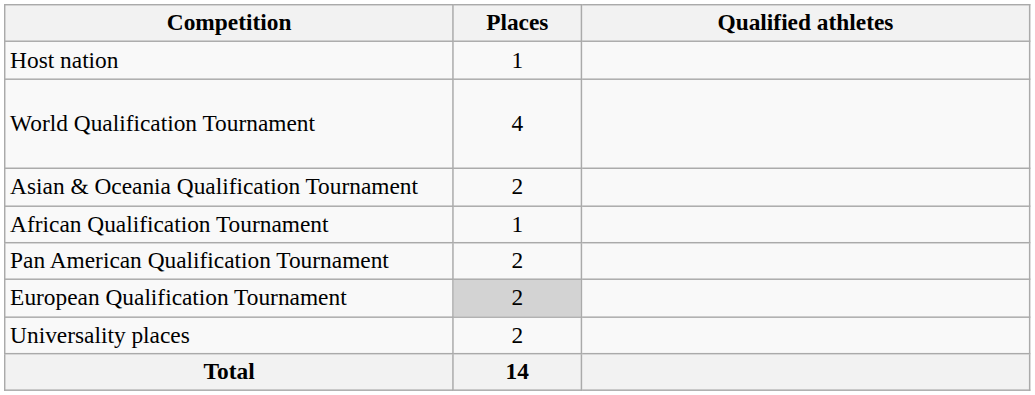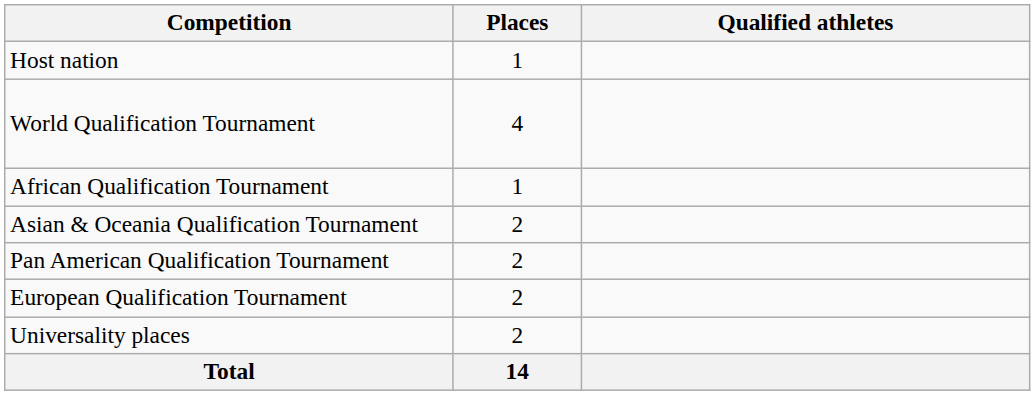rows swapped: (169, 223) <-> (214, 186)
(517, 297) lightgrey background -> (517, 297) no background
